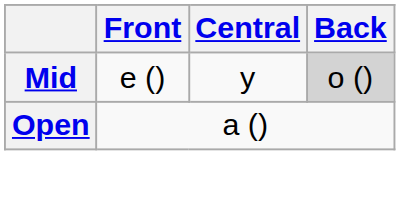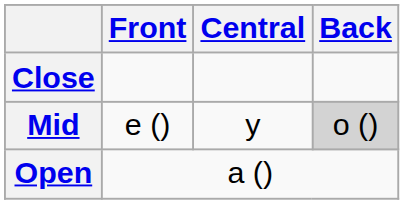+ row: (53, 76)
